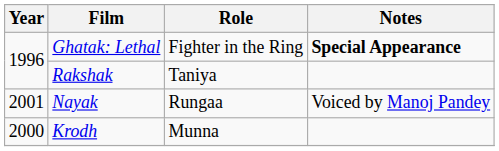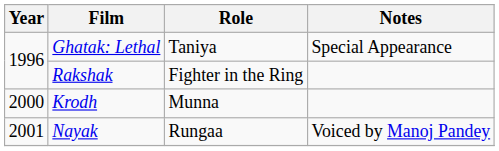(236, 46) Fighter in the Ring -> (193, 46) Taniya
(386, 46) bold -> (382, 46) normal
(193, 74) Taniya -> (236, 74) Fighter in the Ring
rows swapped: (75, 131) <-> (75, 103)
